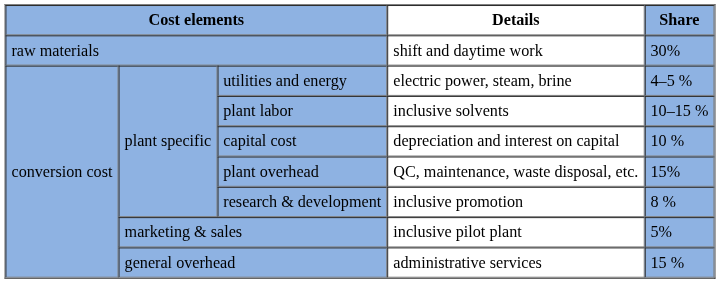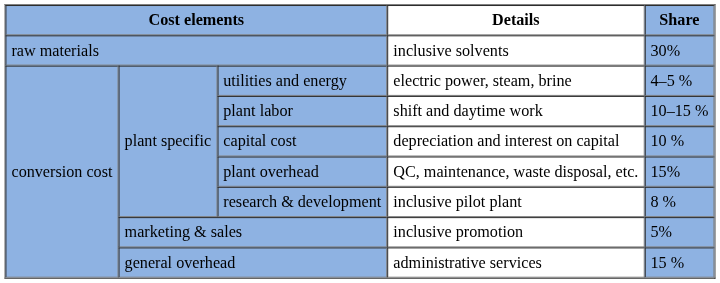(468, 50) shift and daytime work -> (451, 50) inclusive solvents
(451, 111) inclusive solvents -> (468, 111) shift and daytime work
(458, 201) inclusive promotion -> (458, 201) inclusive pilot plant
(458, 232) inclusive pilot plant -> (458, 232) inclusive promotion
